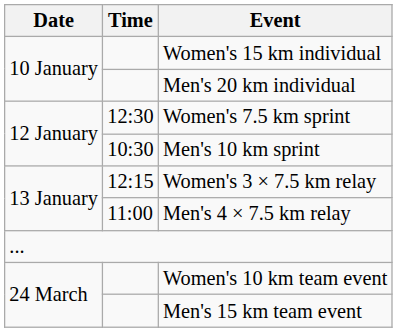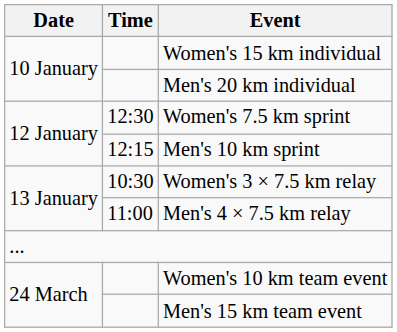(130, 149) 10:30 -> (130, 149) 12:15
(130, 181) 12:15 -> (130, 181) 10:30
